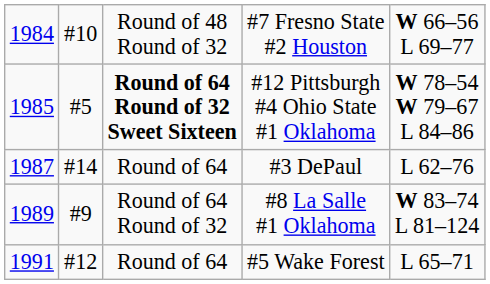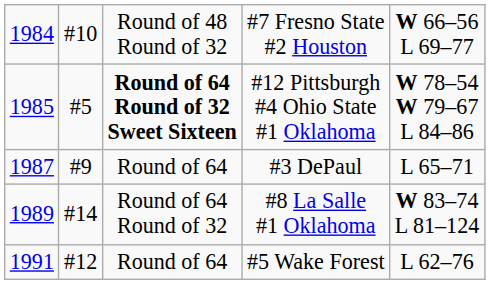(81, 166) #14 -> (81, 166) #9
(437, 166) L 62–76 -> (437, 166) L 65–71
(81, 214) #9 -> (81, 214) #14
(437, 261) L 65–71 -> (437, 261) L 62–76
